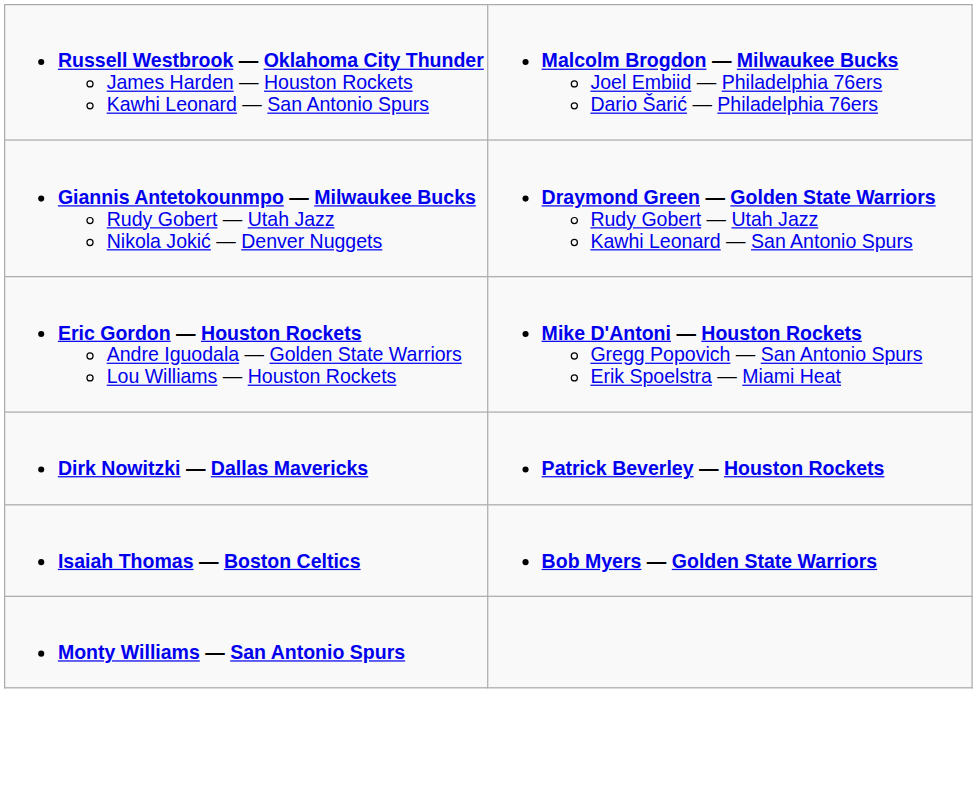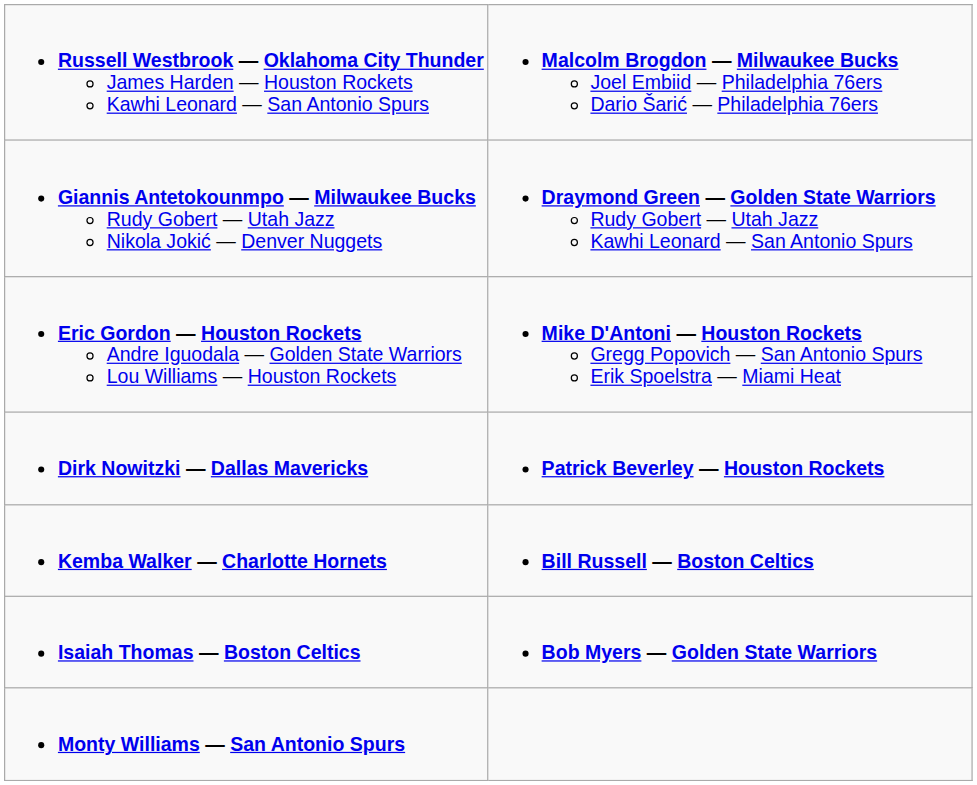+ row: (246, 561)
